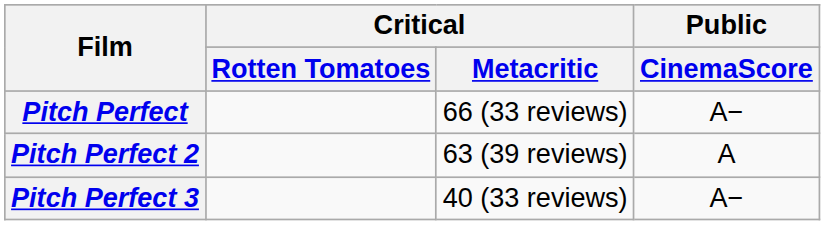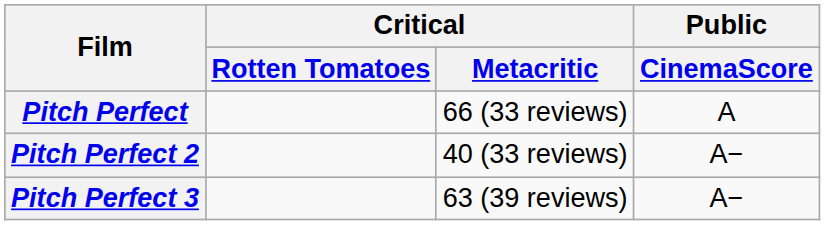(726, 111) A− -> (726, 111) A
(535, 154) 63 (39 reviews) -> (535, 154) 40 (33 reviews)
(726, 154) A -> (726, 154) A−
(535, 197) 40 (33 reviews) -> (535, 197) 63 (39 reviews)
